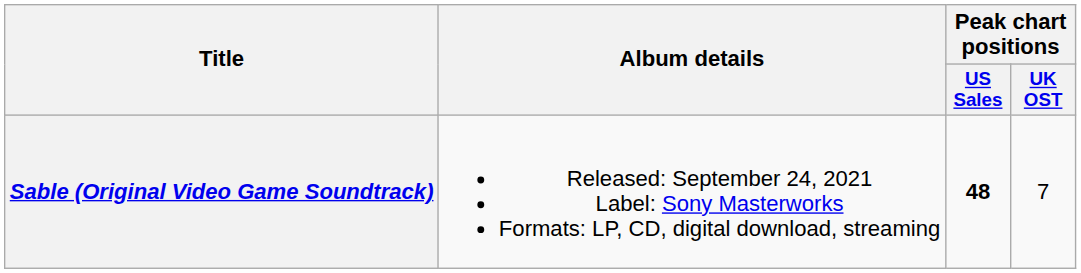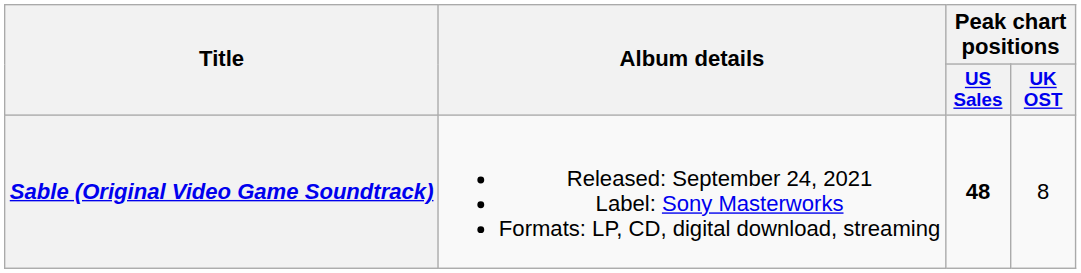(1043, 191) 7 -> (1043, 191) 8
